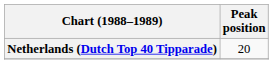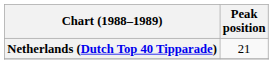(244, 48) 20 -> (244, 48) 21
